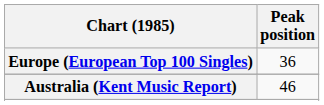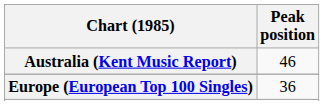rows swapped: (131, 86) <-> (131, 61)
